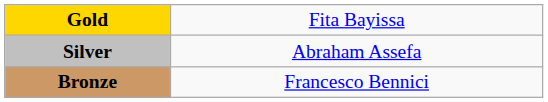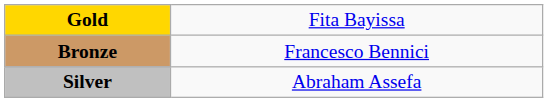rows swapped: (87, 50) <-> (87, 81)
